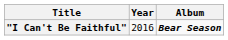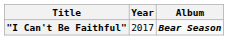(143, 28) 2016 -> (143, 28) 2017
